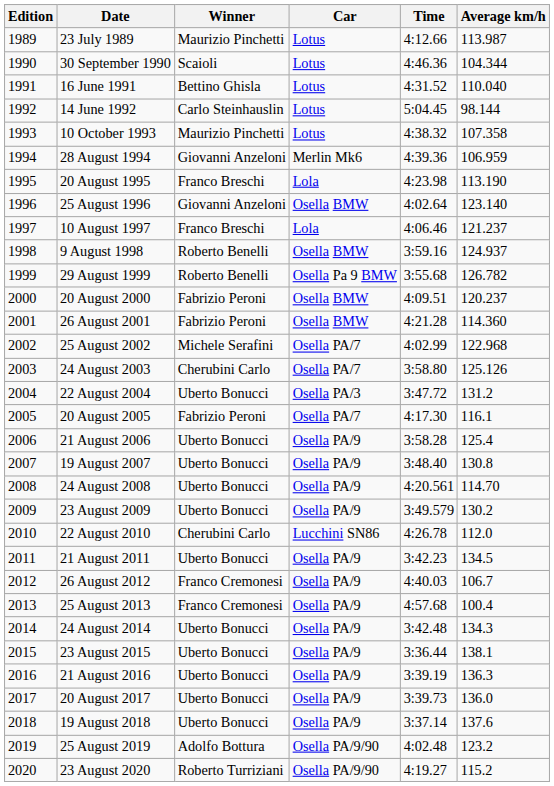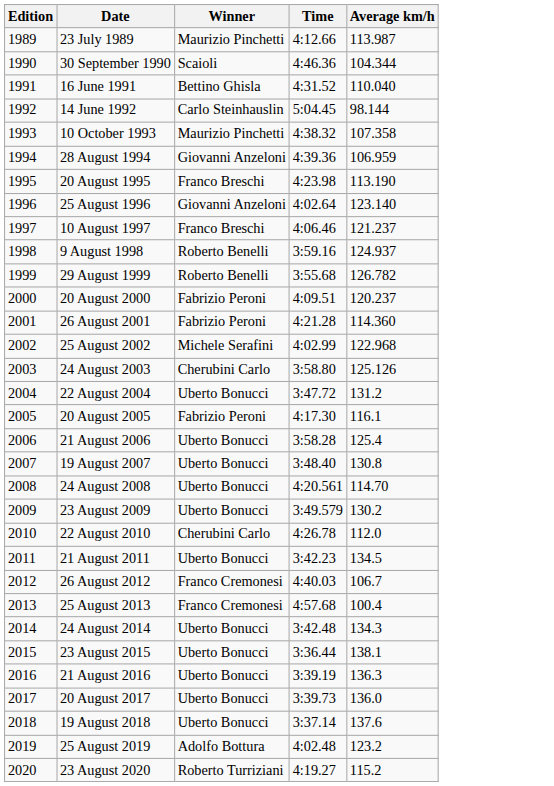- column: (345, 15)
